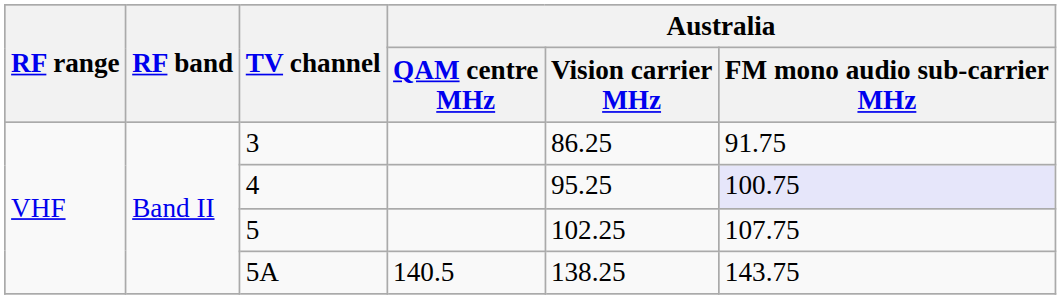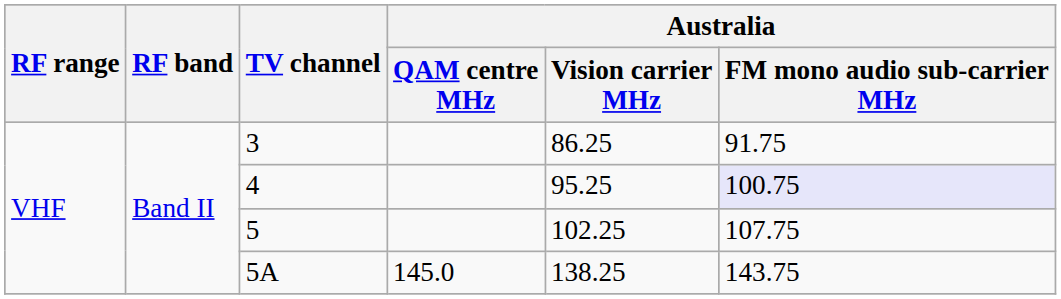(424, 272) 140.5 -> (424, 272) 145.0
